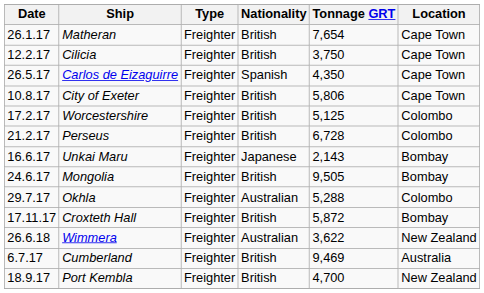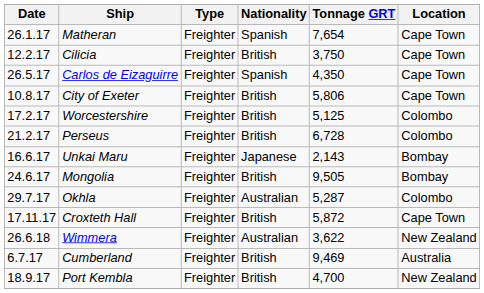(259, 34) British -> (264, 34) Spanish
(328, 197) 5,288 -> (328, 197) 5,287
(425, 217) Bombay -> (433, 217) Cape Town
